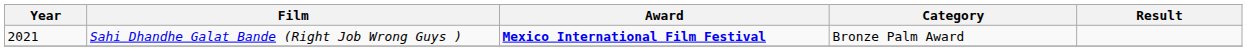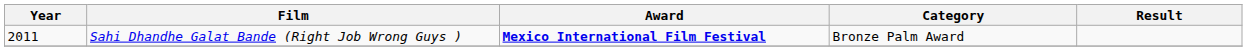(23, 36) 2021 -> (23, 36) 2011
